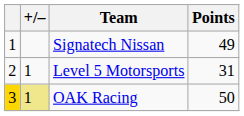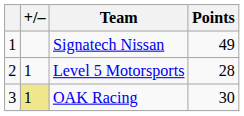(227, 71) 31 -> (227, 71) 28
(12, 97) gold background -> (12, 97) no background
(227, 97) 50 -> (227, 97) 30
